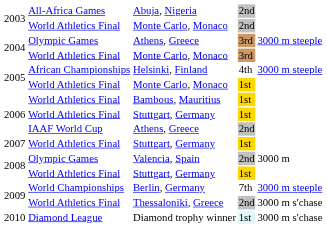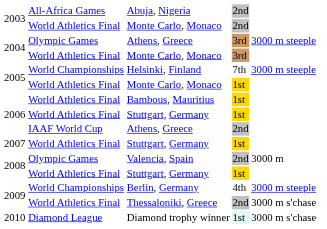(79, 70) African Championships -> (76, 70) World Championships
(245, 70) 4th -> (239, 70) 7th
(245, 188) 7th -> (239, 188) 4th
